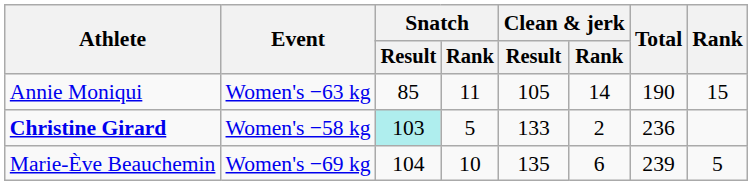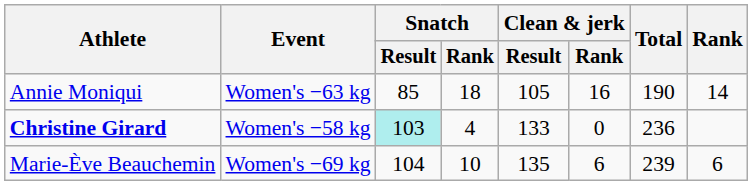(470, 92) 11 -> (470, 92) 18
(599, 92) 14 -> (599, 92) 16
(717, 92) 15 -> (717, 92) 14
(470, 127) 5 -> (470, 127) 4
(599, 127) 2 -> (599, 127) 0
(717, 163) 5 -> (717, 163) 6
